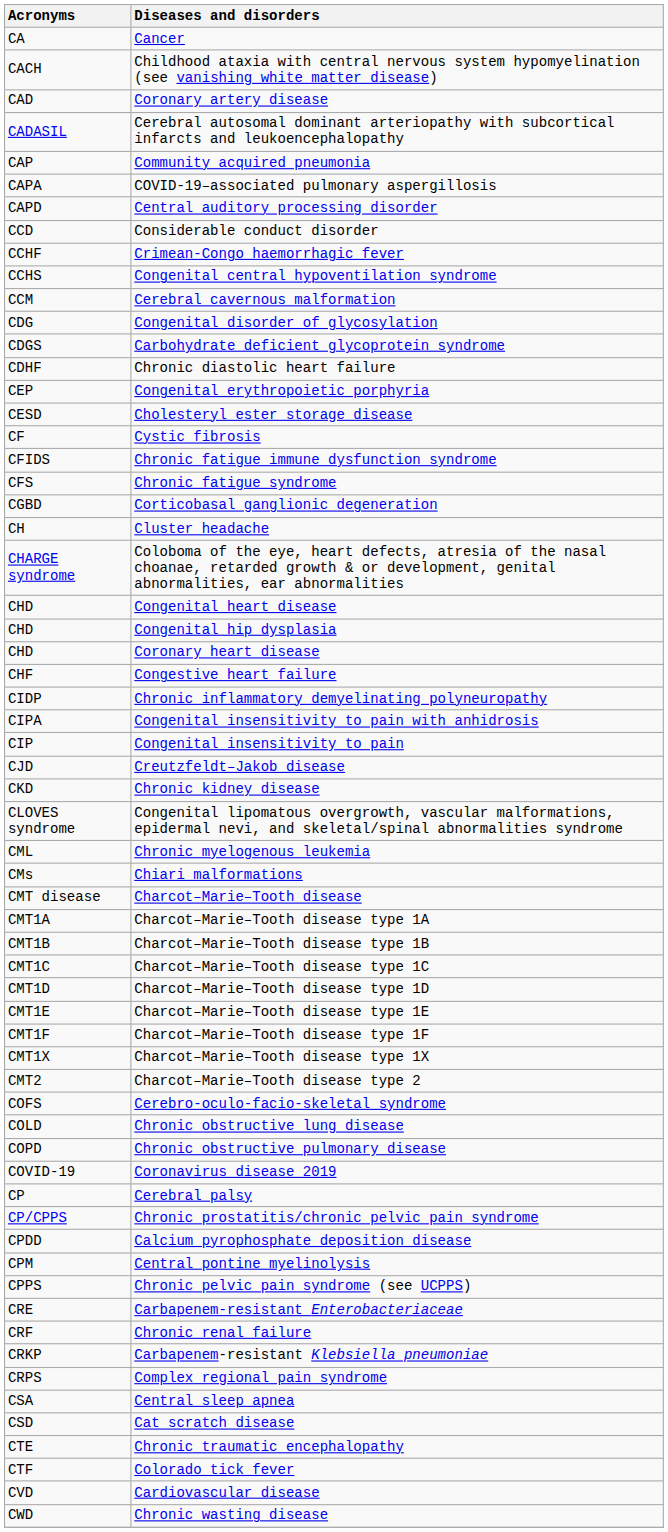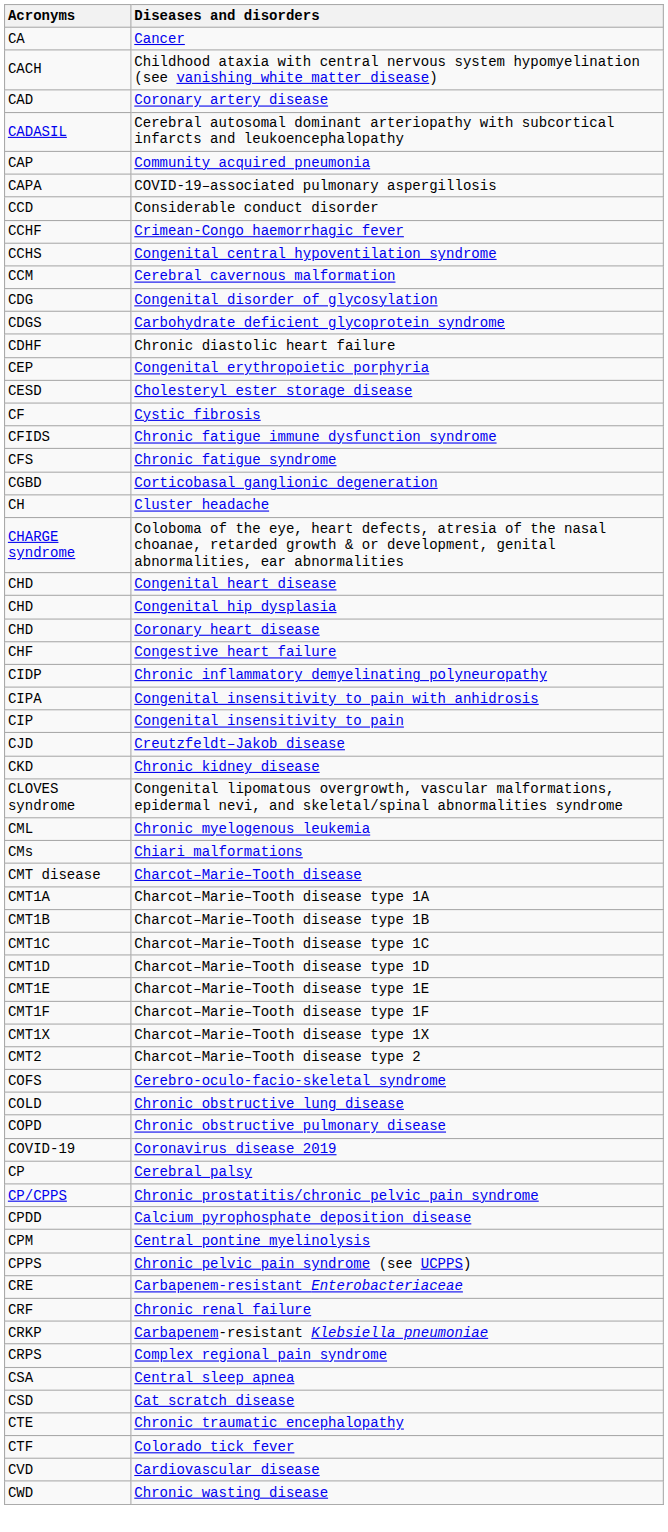- row: (286, 209)
